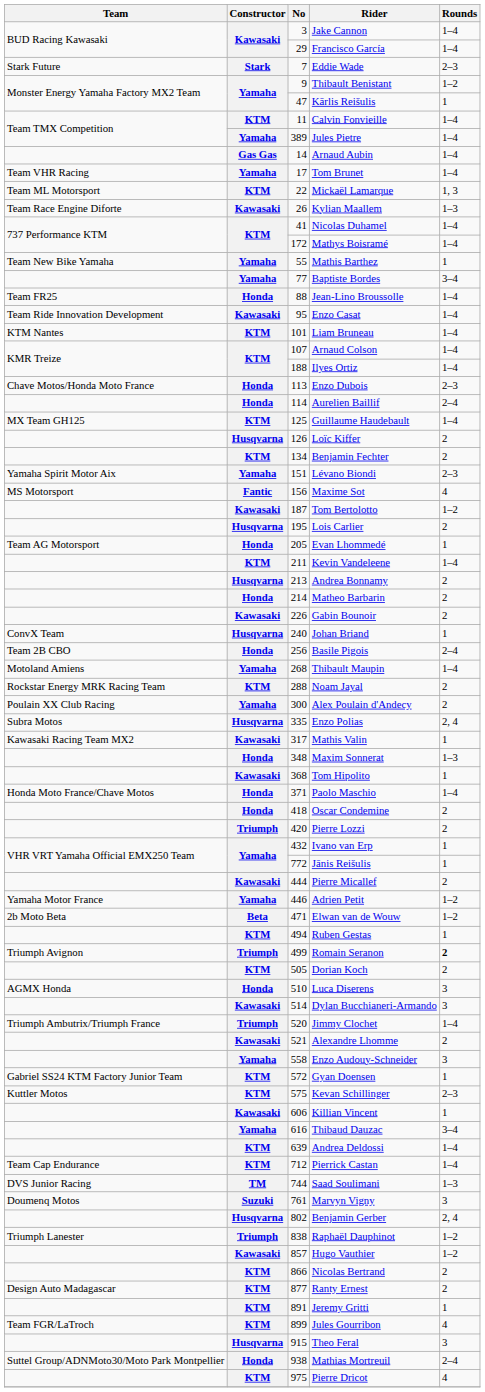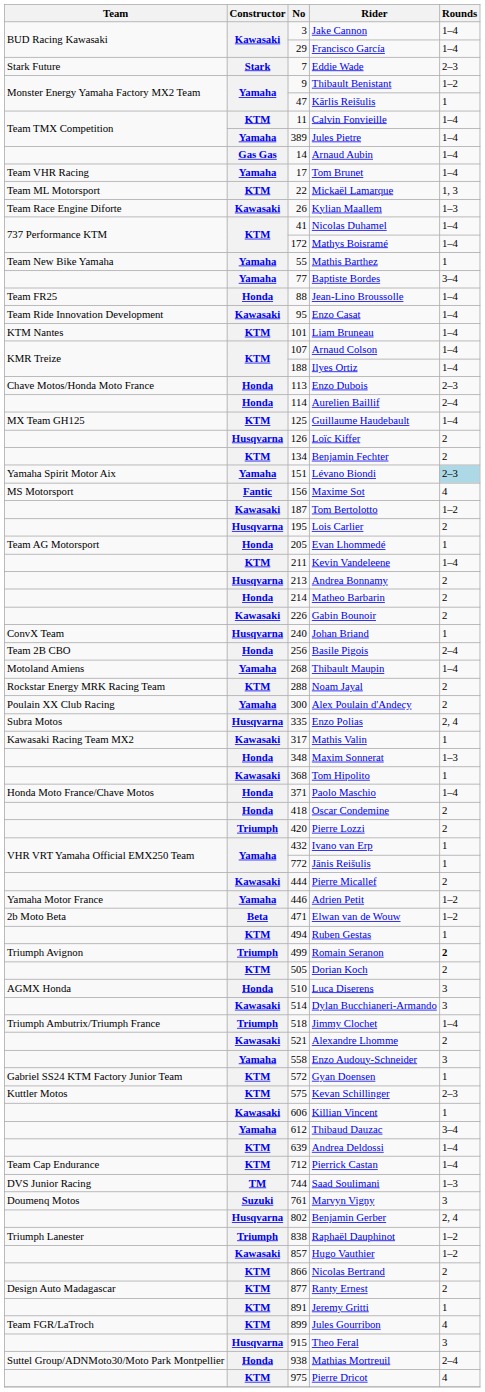(450, 473) no background -> (450, 473) lightblue background
(299, 1023) 520 -> (299, 1023) 518
(299, 1129) 616 -> (299, 1129) 612
